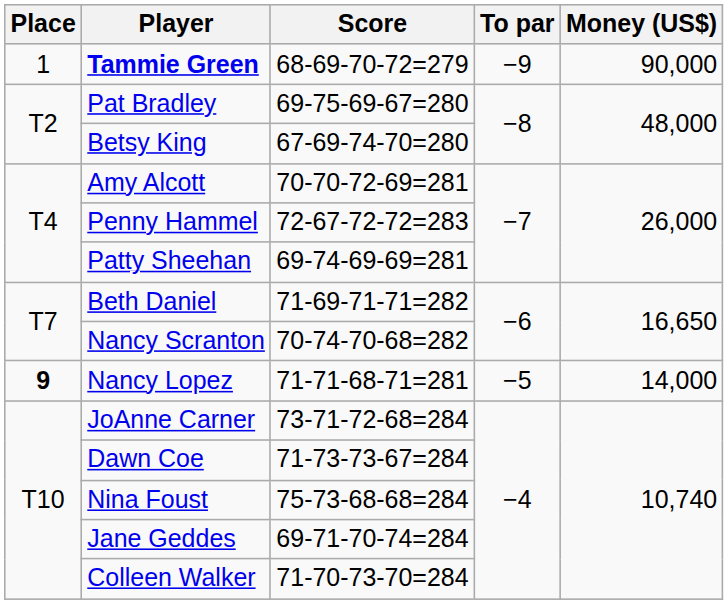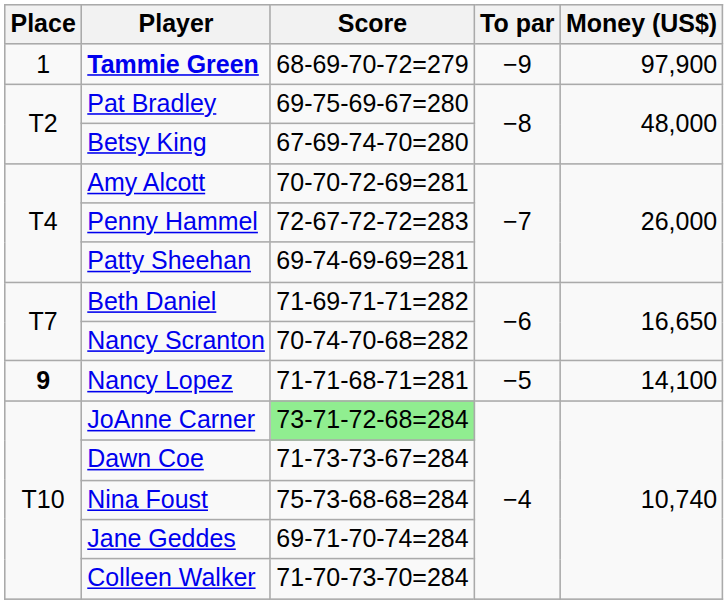(679, 63) 90,000 -> (679, 63) 97,900
(679, 380) 14,000 -> (679, 380) 14,100
(372, 420) no background -> (372, 420) lightgreen background
